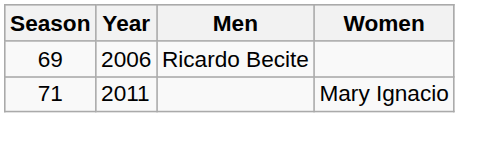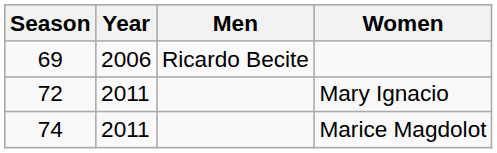(50, 94) 71 -> (50, 94) 72
+ row: (403, 130)
